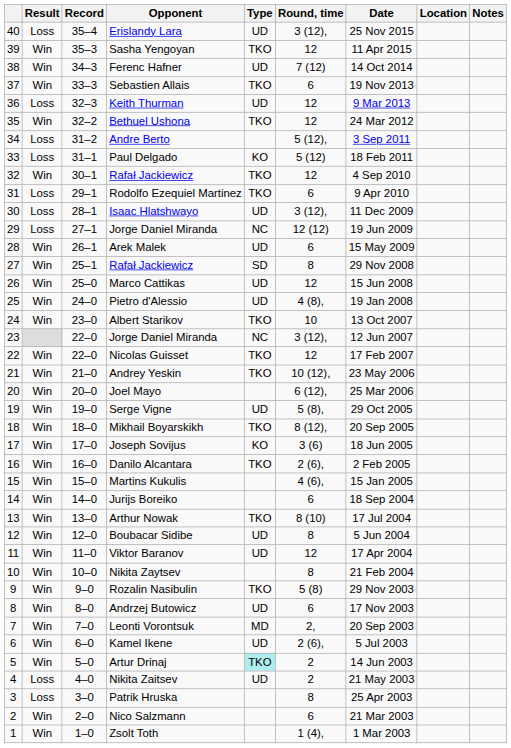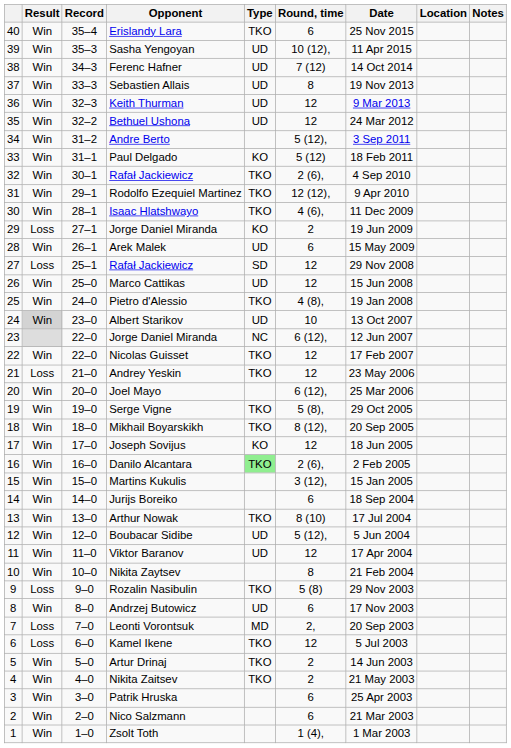(42, 31) Loss -> (42, 31) Win
(260, 31) UD -> (260, 31) TKO
(311, 31) 3 (12), -> (311, 31) 6
(260, 49) TKO -> (260, 49) UD
(311, 49) 12 -> (311, 49) 10 (12),
(260, 85) TKO -> (260, 85) UD
(311, 85) 6 -> (311, 85) 8
(42, 103) Loss -> (42, 103) Win
(260, 121) TKO -> (260, 121) UD
(42, 139) Loss -> (42, 139) Win
(42, 157) Loss -> (42, 157) Win
(311, 175) 12 -> (311, 175) 2 (6),
(42, 193) Loss -> (42, 193) Win
(311, 193) 6 -> (311, 193) 12 (12),
(42, 211) Loss -> (42, 211) Win
(260, 211) UD -> (260, 211) TKO
(311, 211) 3 (12), -> (311, 211) 4 (6),
(260, 229) NC -> (260, 229) KO
(311, 229) 12 (12) -> (311, 229) 2
(42, 265) Win -> (42, 265) Loss
(311, 265) 8 -> (311, 265) 12
(260, 301) UD -> (260, 301) TKO
(42, 319) no background -> (42, 319) lightgrey background
(260, 319) TKO -> (260, 319) UD
(311, 337) 3 (12), -> (311, 337) 6 (12),
(42, 373) Win -> (42, 373) Loss
(311, 373) 10 (12), -> (311, 373) 12
(260, 409) UD -> (260, 409) TKO
(311, 445) 3 (6) -> (311, 445) 12
(260, 463) no background -> (260, 463) lightgreen background
(311, 481) 4 (6), -> (311, 481) 3 (12),
(311, 535) 8 -> (311, 535) 5 (12),
(42, 590) Win -> (42, 590) Loss
(42, 626) Win -> (42, 626) Loss
(42, 644) Win -> (42, 644) Loss
(260, 644) UD -> (260, 644) TKO
(311, 644) 2 (6), -> (311, 644) 12
(260, 662) paleturquoise background -> (260, 662) no background
(42, 680) Loss -> (42, 680) Win
(260, 680) UD -> (260, 680) TKO
(42, 698) Loss -> (42, 698) Win
(311, 698) 8 -> (311, 698) 6
